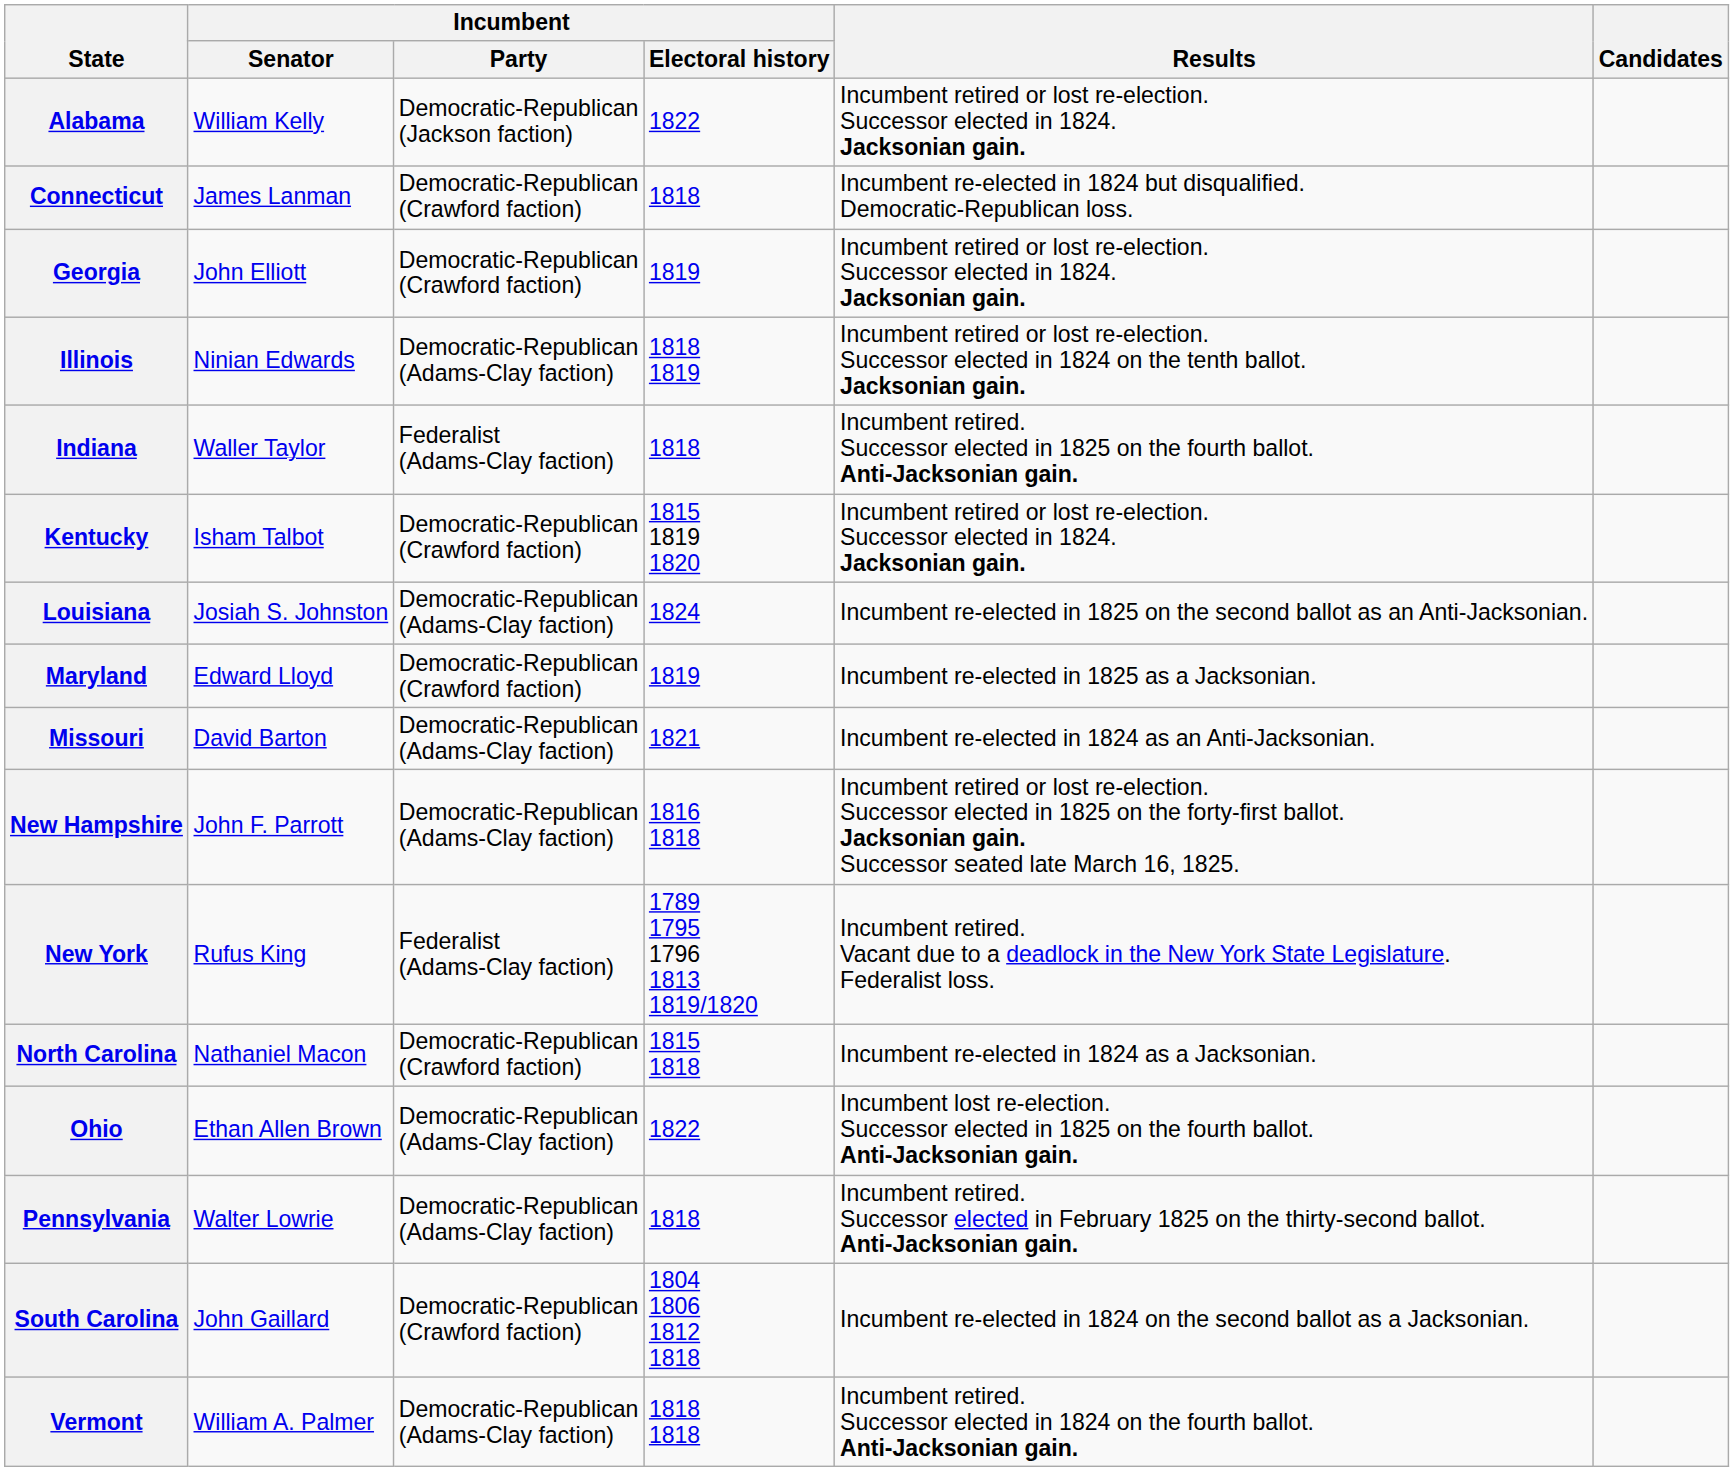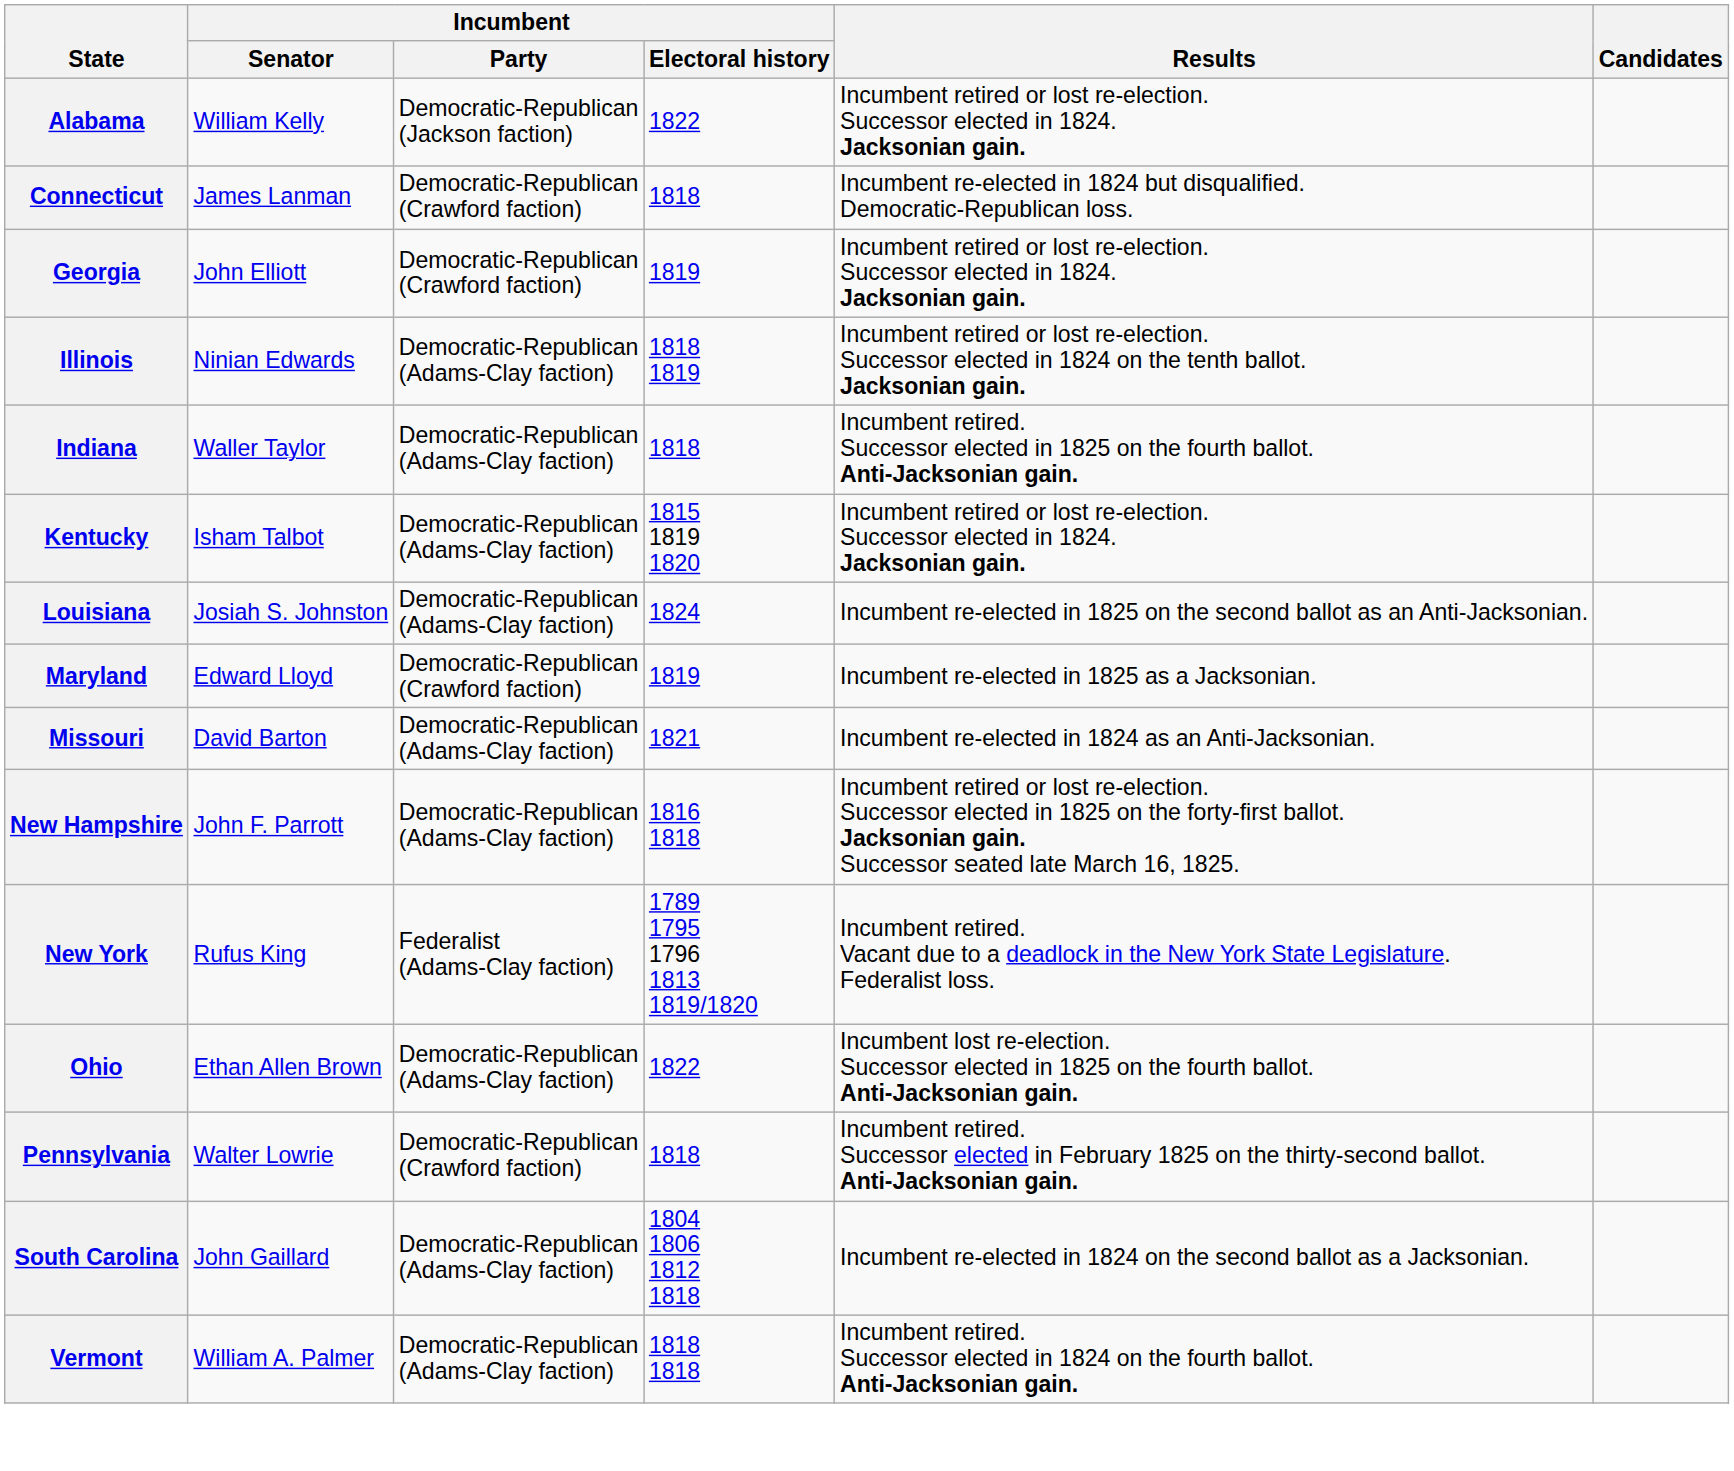(506, 449) Federalist (Adams-Clay faction) -> (519, 449) Democratic-Republican (Adams-Clay faction)
(519, 537) Democratic-Republican (Crawford faction) -> (519, 537) Democratic-Republican (Adams-Clay faction)
- row: (96, 1055)
(519, 1218) Democratic-Republican (Adams-Clay faction) -> (519, 1156) Democratic-Republican (Crawford faction)
(519, 1320) Democratic-Republican (Crawford faction) -> (519, 1257) Democratic-Republican (Adams-Clay faction)
